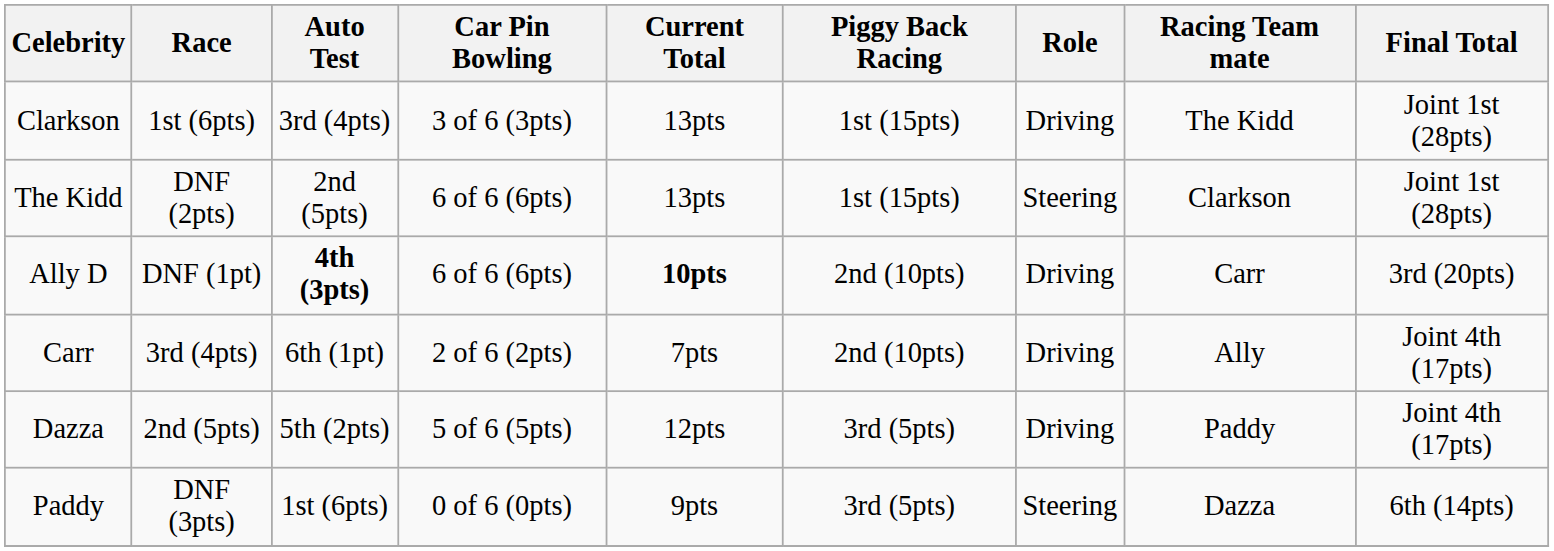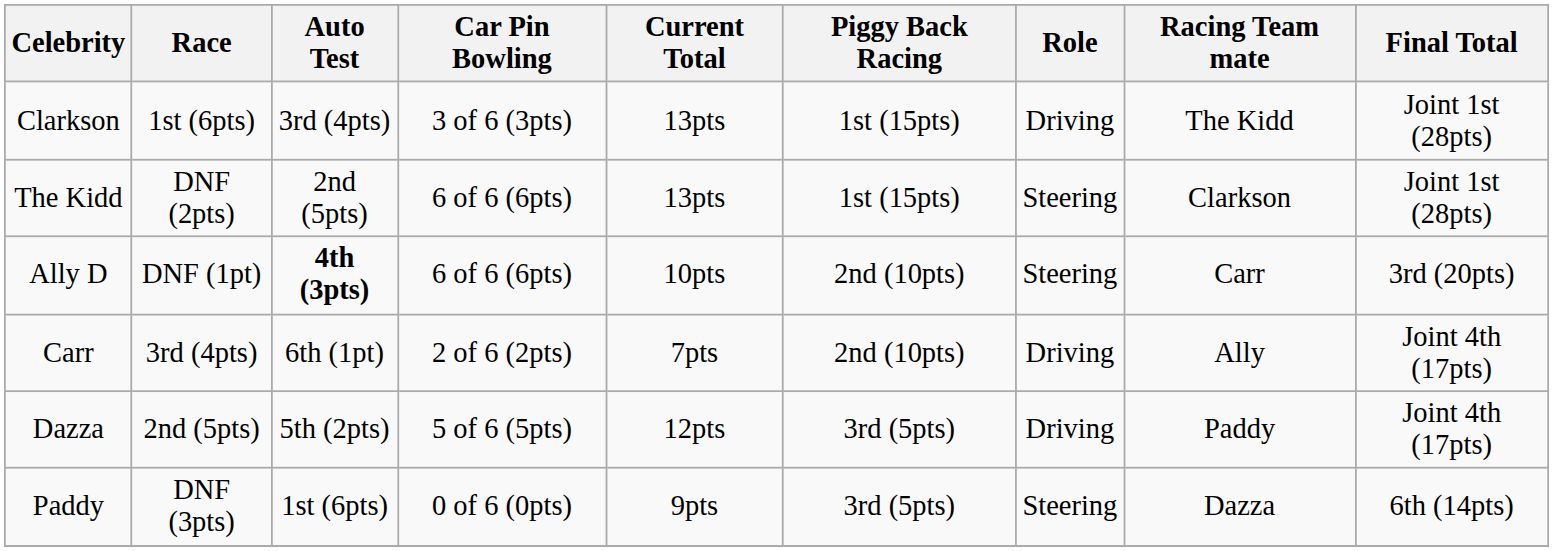(694, 274) bold -> (694, 274) normal
(1070, 274) Driving -> (1070, 274) Steering
